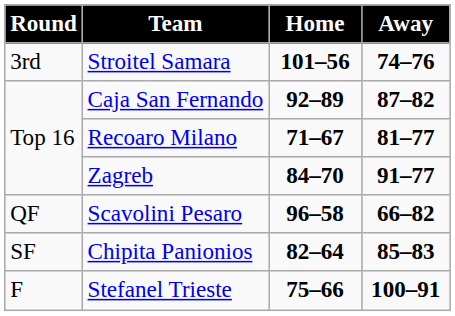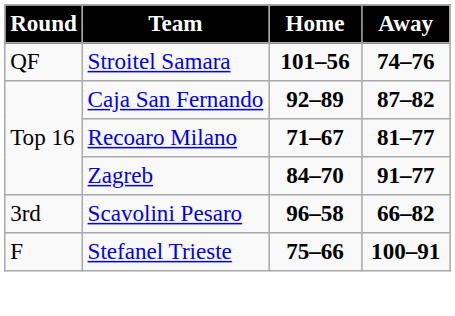(26, 61) 3rd -> (25, 61) QF
(25, 214) QF -> (26, 214) 3rd
- row: (170, 252)
